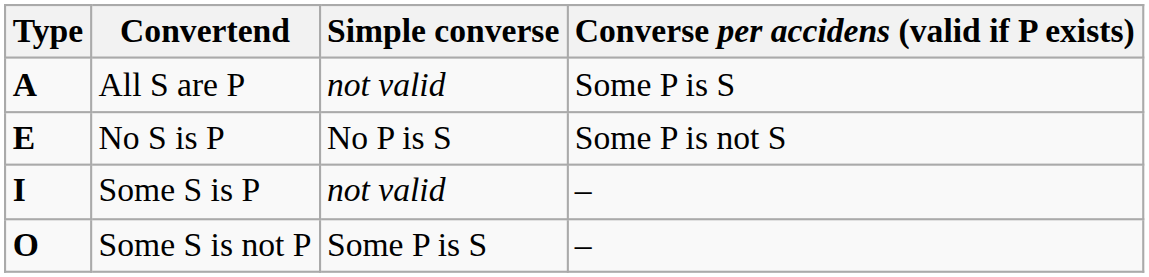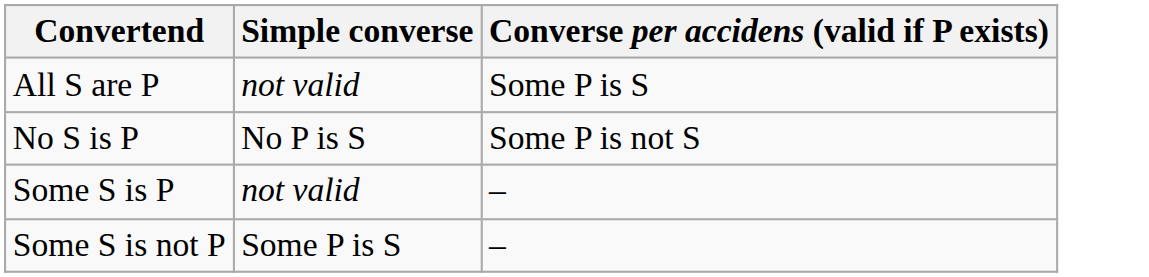- column: (48, 31)
